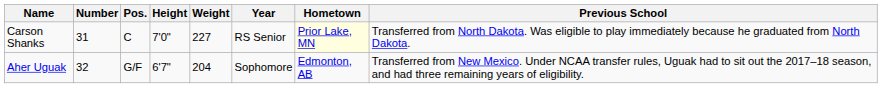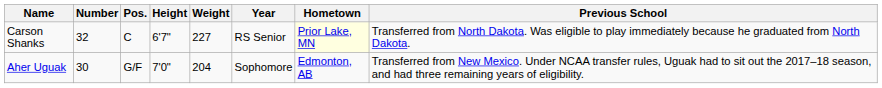(82, 37) 31 -> (82, 37) 32
(162, 37) 7'0" -> (162, 37) 6'7"
(82, 67) 32 -> (82, 67) 30
(162, 67) 6'7" -> (162, 67) 7'0"
